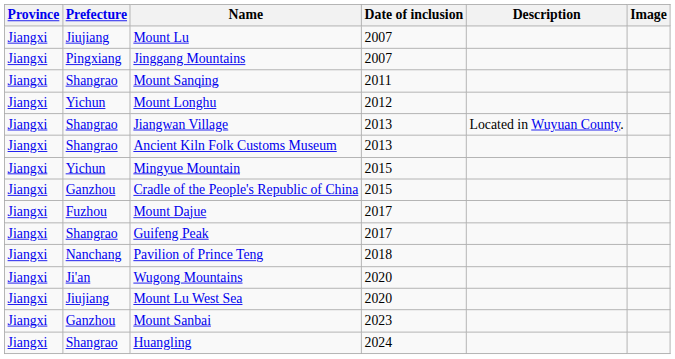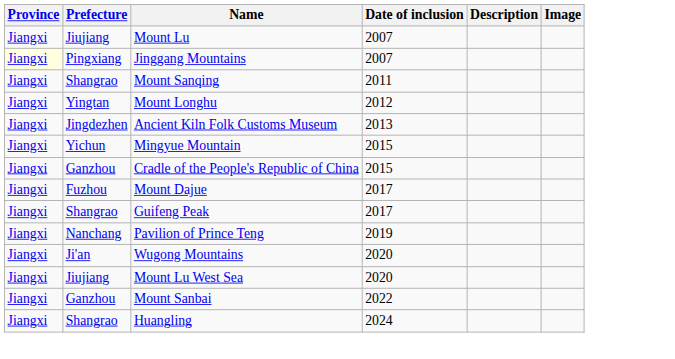(27, 59) no background -> (27, 59) lightyellow background
(86, 102) Yichun -> (87, 102) Yingtan
- row: (181, 124)
(92, 146) Shangrao -> (97, 124) Jingdezhen
(378, 255) 2018 -> (379, 233) 2019
(378, 320) 2023 -> (379, 299) 2022
